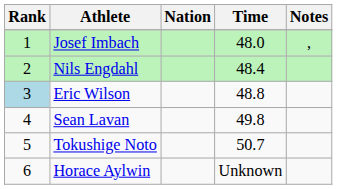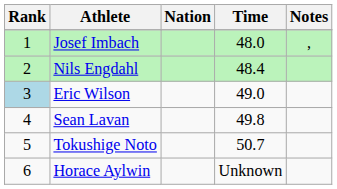(250, 94) 48.8 -> (250, 94) 49.0
